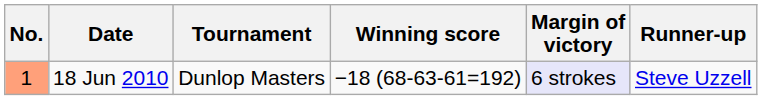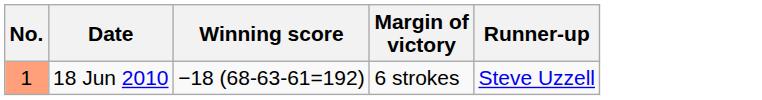- column: (252, 33)
(573, 78) lavender background -> (417, 78) no background
